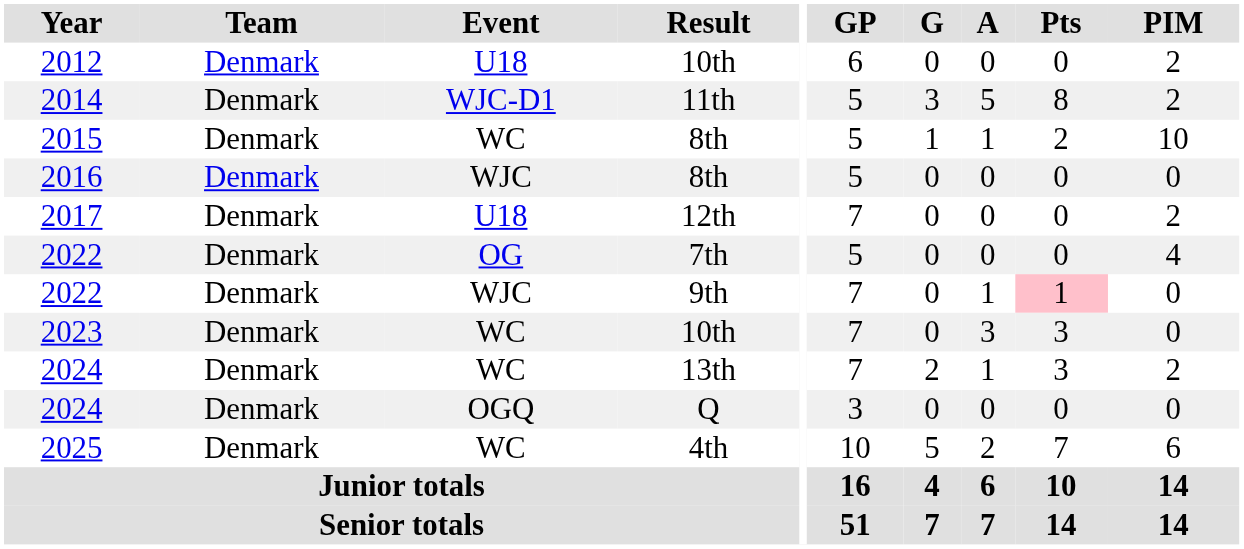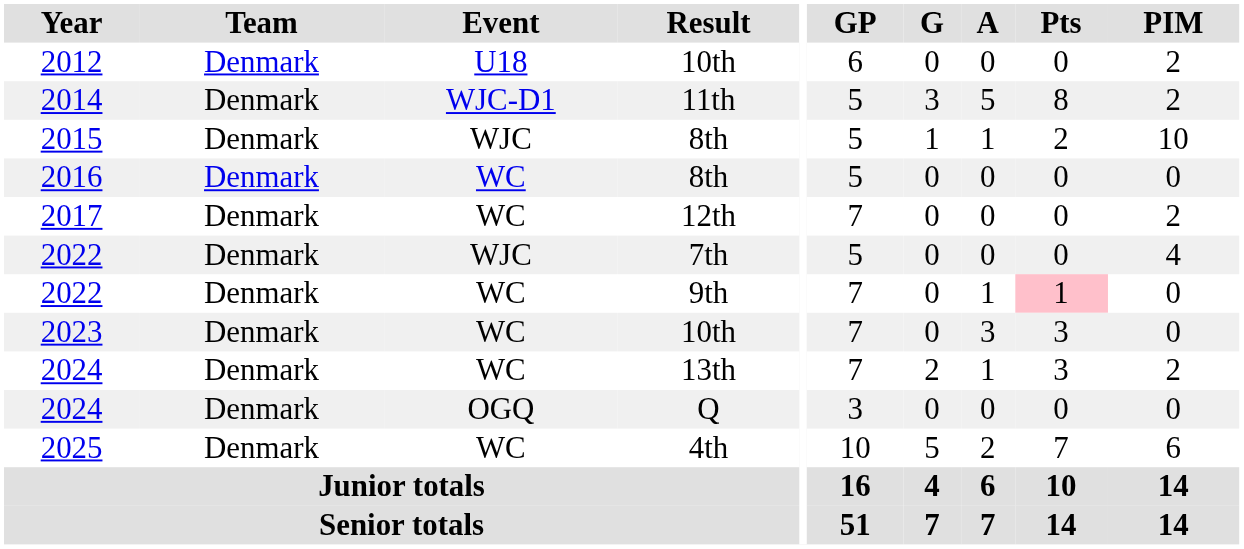(501, 138) WC -> (501, 138) WJC
(501, 177) WJC -> (501, 177) WC
(501, 215) U18 -> (501, 215) WC
(501, 254) OG -> (501, 254) WJC
(501, 293) WJC -> (501, 293) WC
